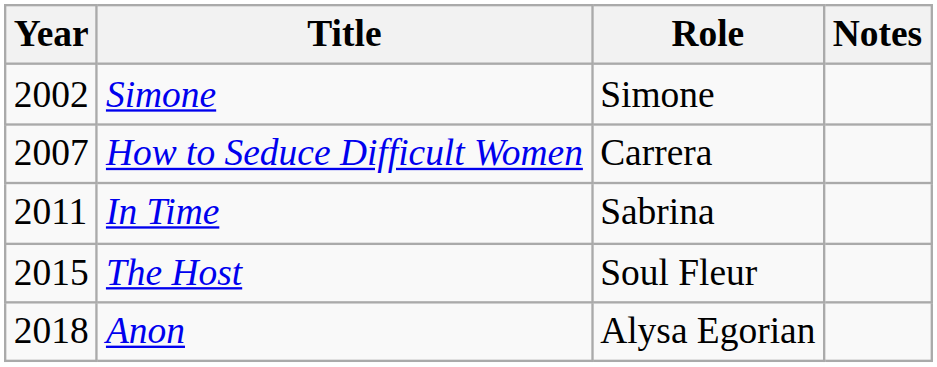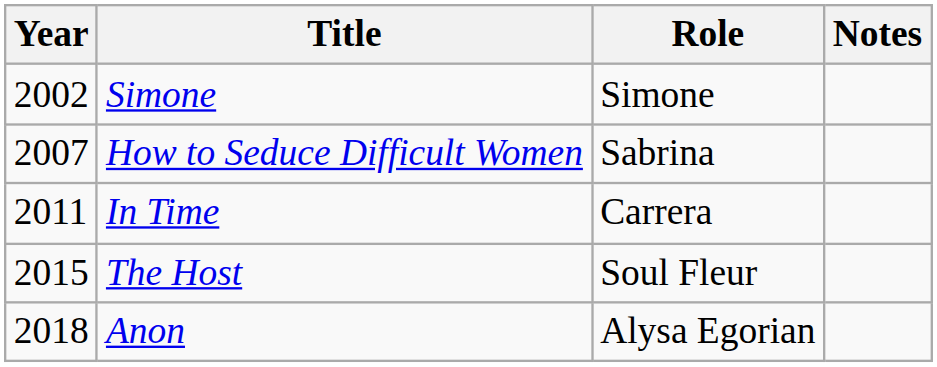(656, 152) Carrera -> (657, 152) Sabrina
(657, 212) Sabrina -> (656, 212) Carrera
